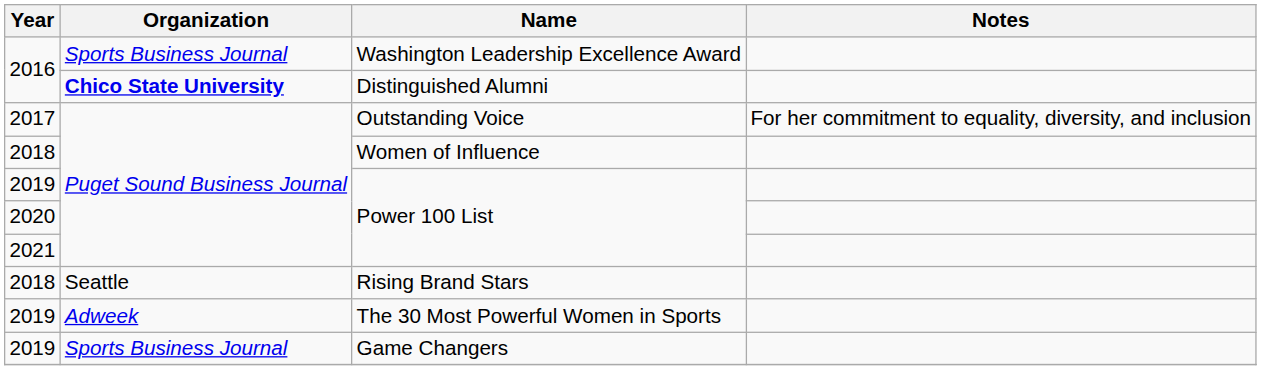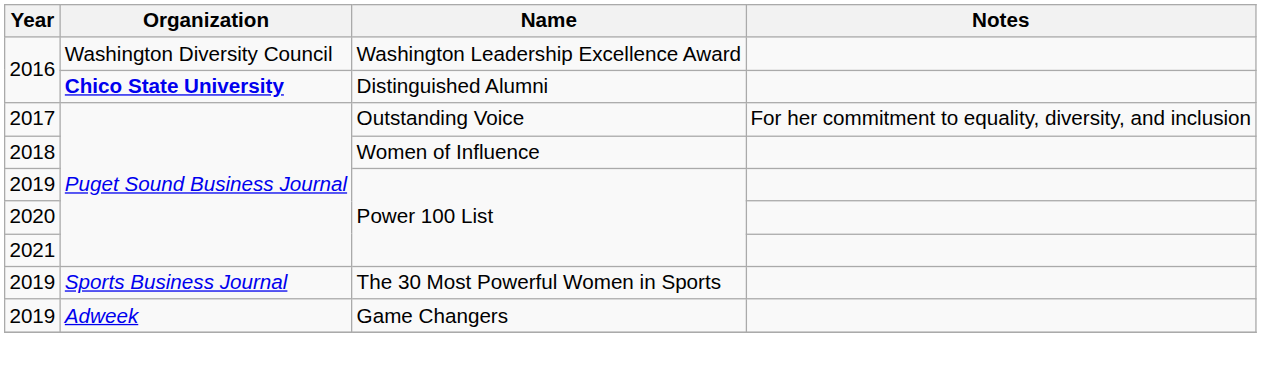(176, 53) Sports Business Journal -> (199, 53) Washington Diversity Council
- row: (32, 282)
(102, 315) Adweek -> (176, 282) Sports Business Journal
(176, 348) Sports Business Journal -> (102, 315) Adweek
